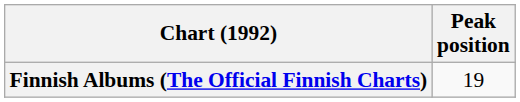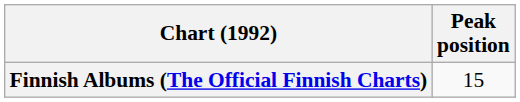(473, 79) 19 -> (473, 79) 15
